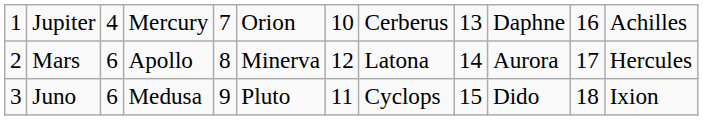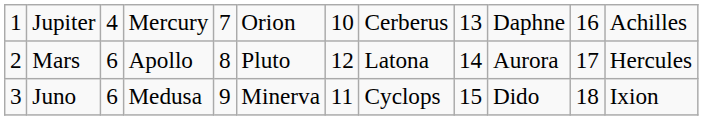(281, 59) Minerva -> (266, 59) Pluto
(266, 96) Pluto -> (281, 96) Minerva
